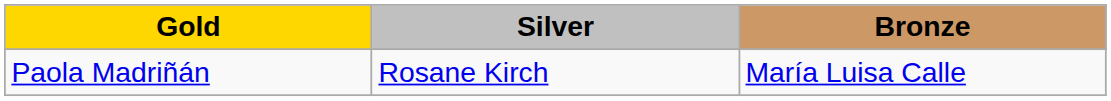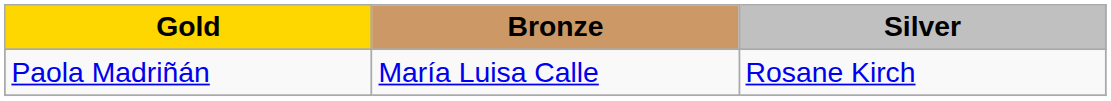columns swapped: (555, 26) <-> (923, 26)
